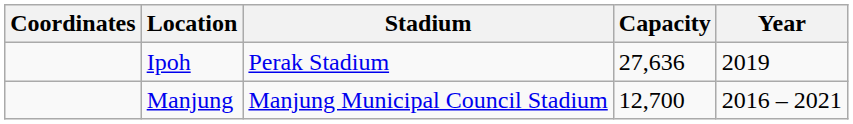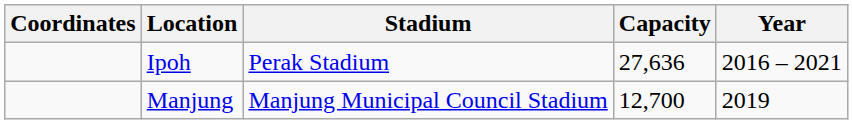(746, 61) 2019 -> (782, 61) 2016 – 2021
(782, 99) 2016 – 2021 -> (746, 99) 2019
